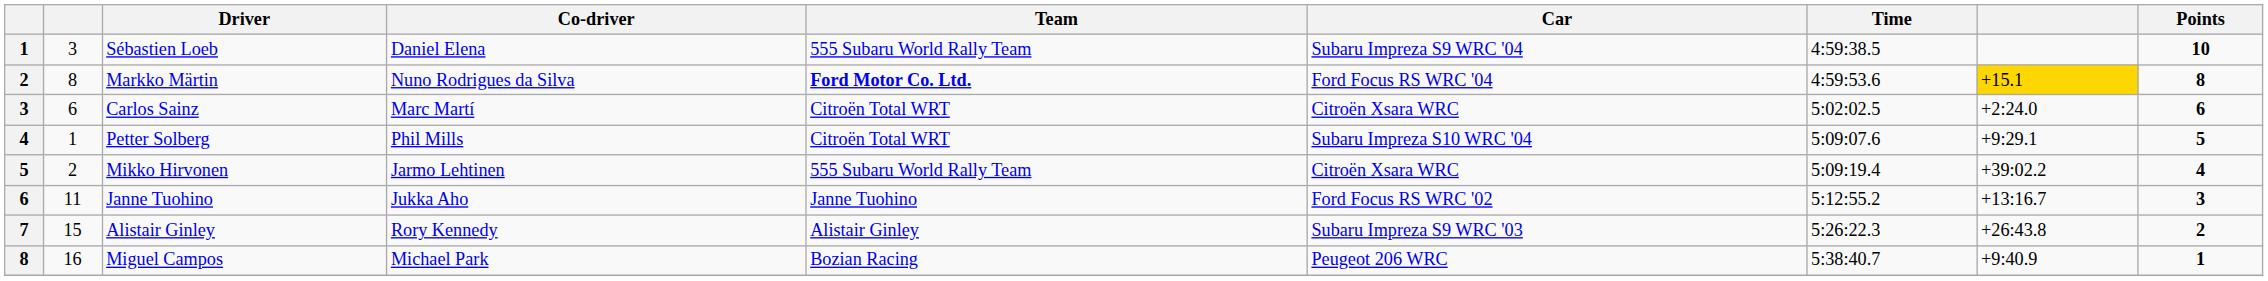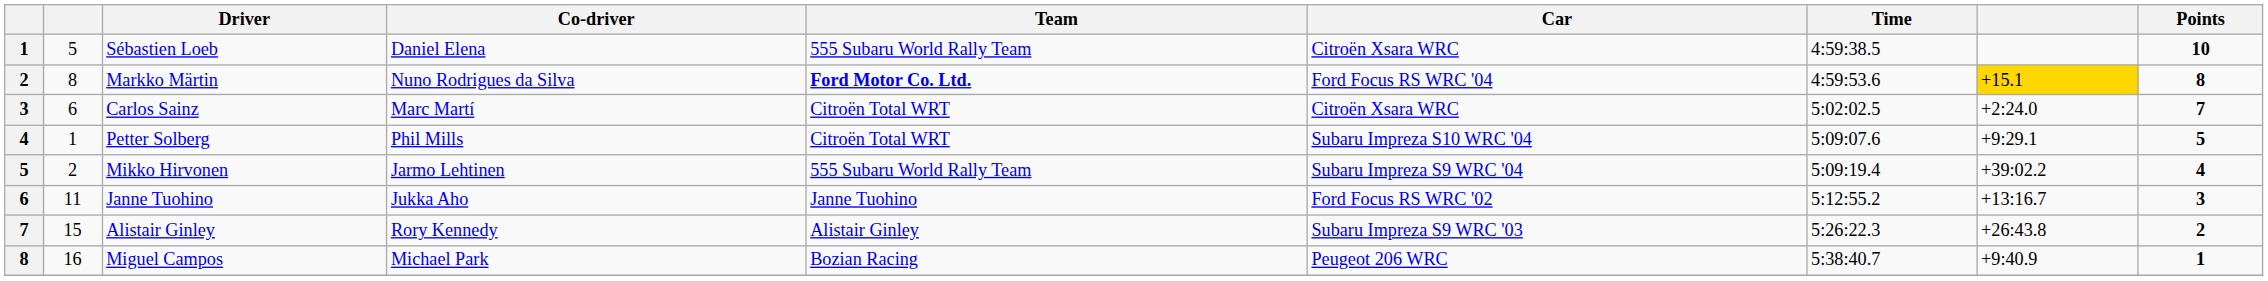(73, 49) 3 -> (73, 49) 5
(1417, 49) Subaru Impreza S9 WRC '04 -> (1385, 49) Citroën Xsara WRC
(2201, 109) 6 -> (2201, 109) 7
(1385, 169) Citroën Xsara WRC -> (1417, 169) Subaru Impreza S9 WRC '04
